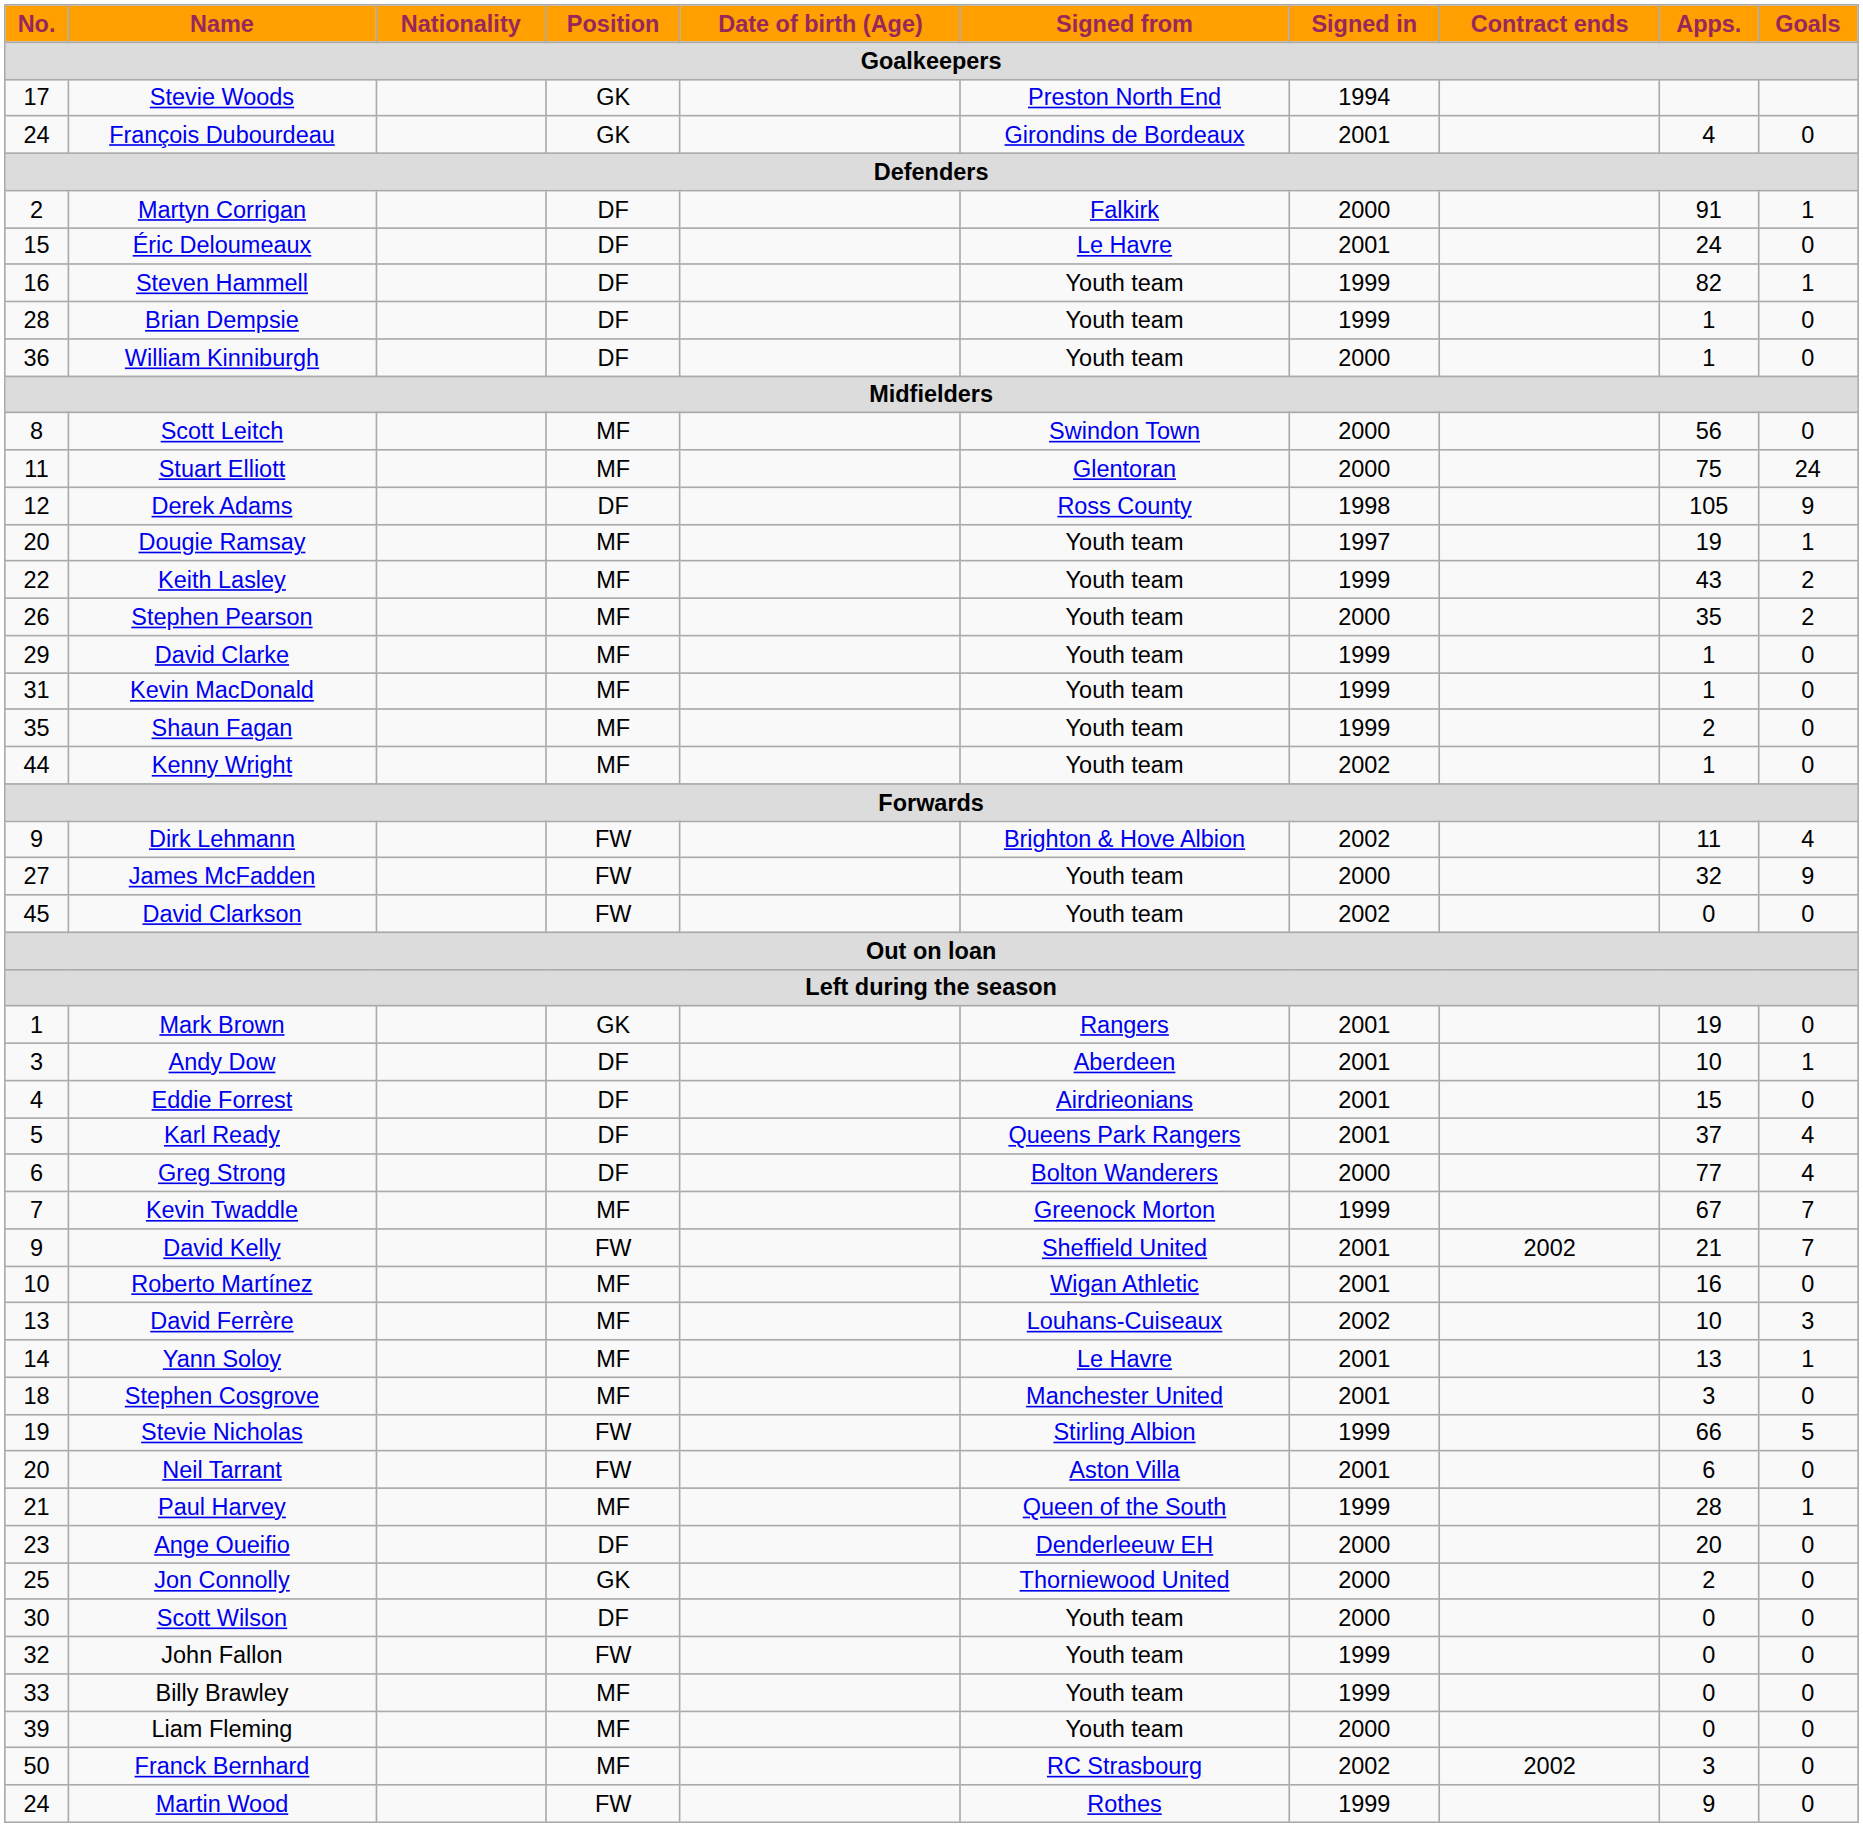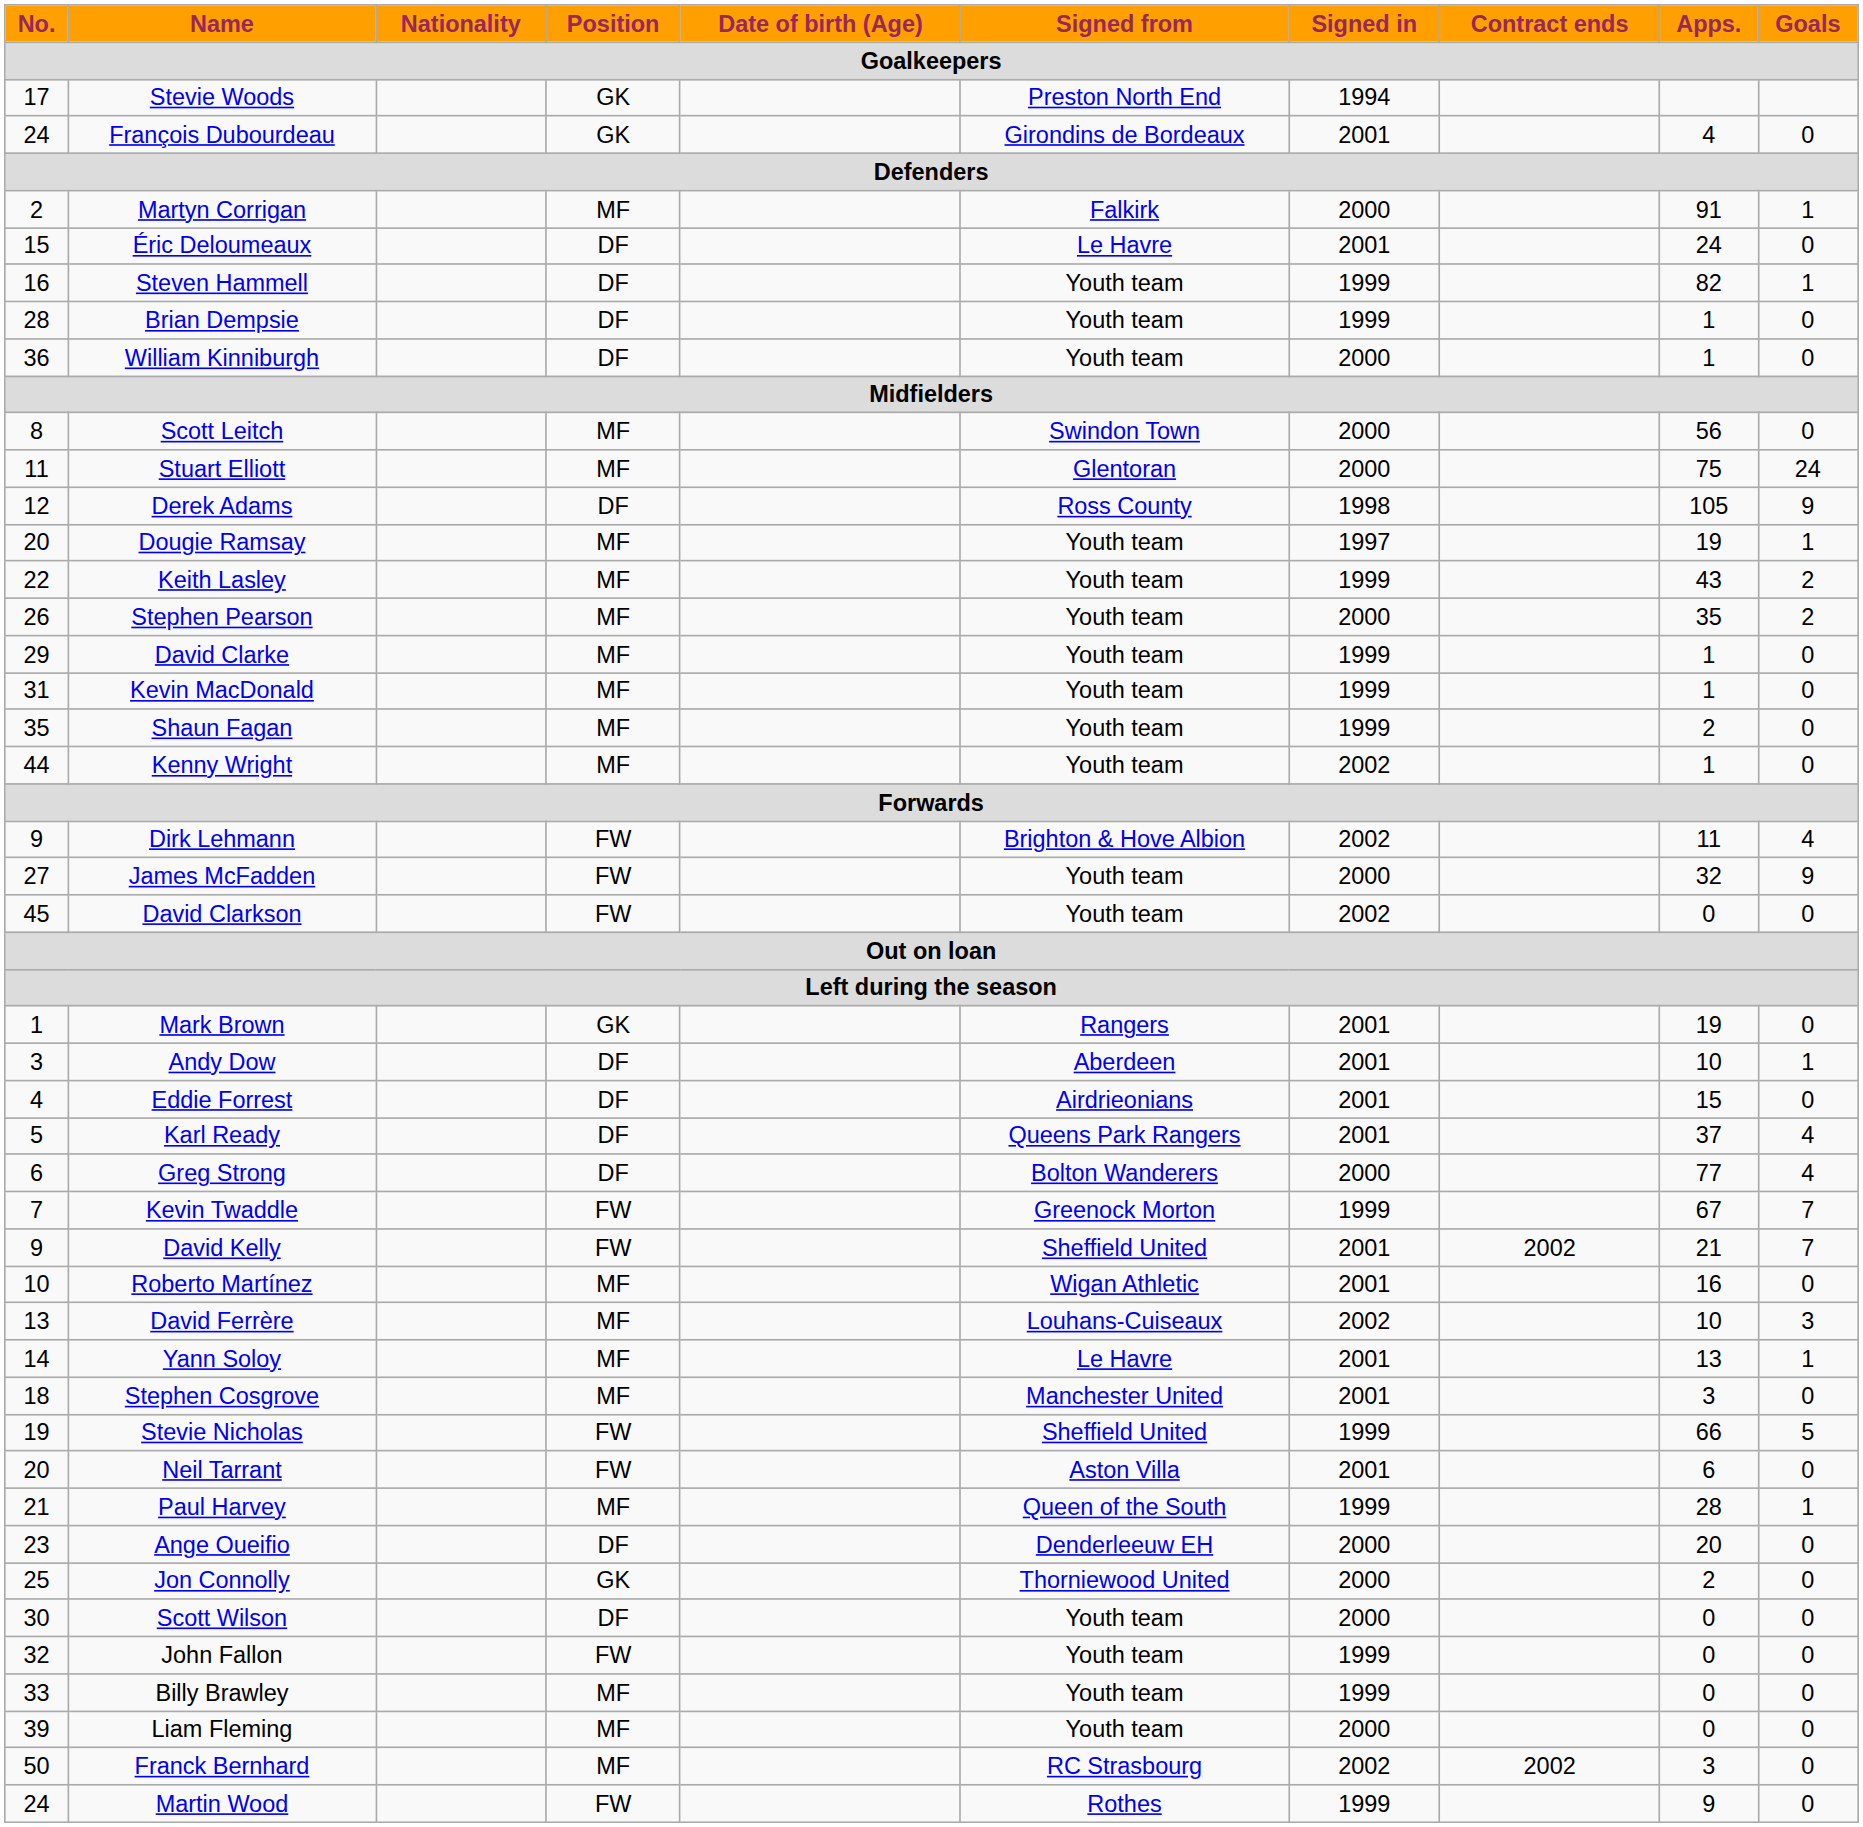(613, 209) DF -> (613, 209) MF
(613, 1210) MF -> (613, 1210) FW
(1125, 1433) Stirling Albion -> (1125, 1433) Sheffield United
